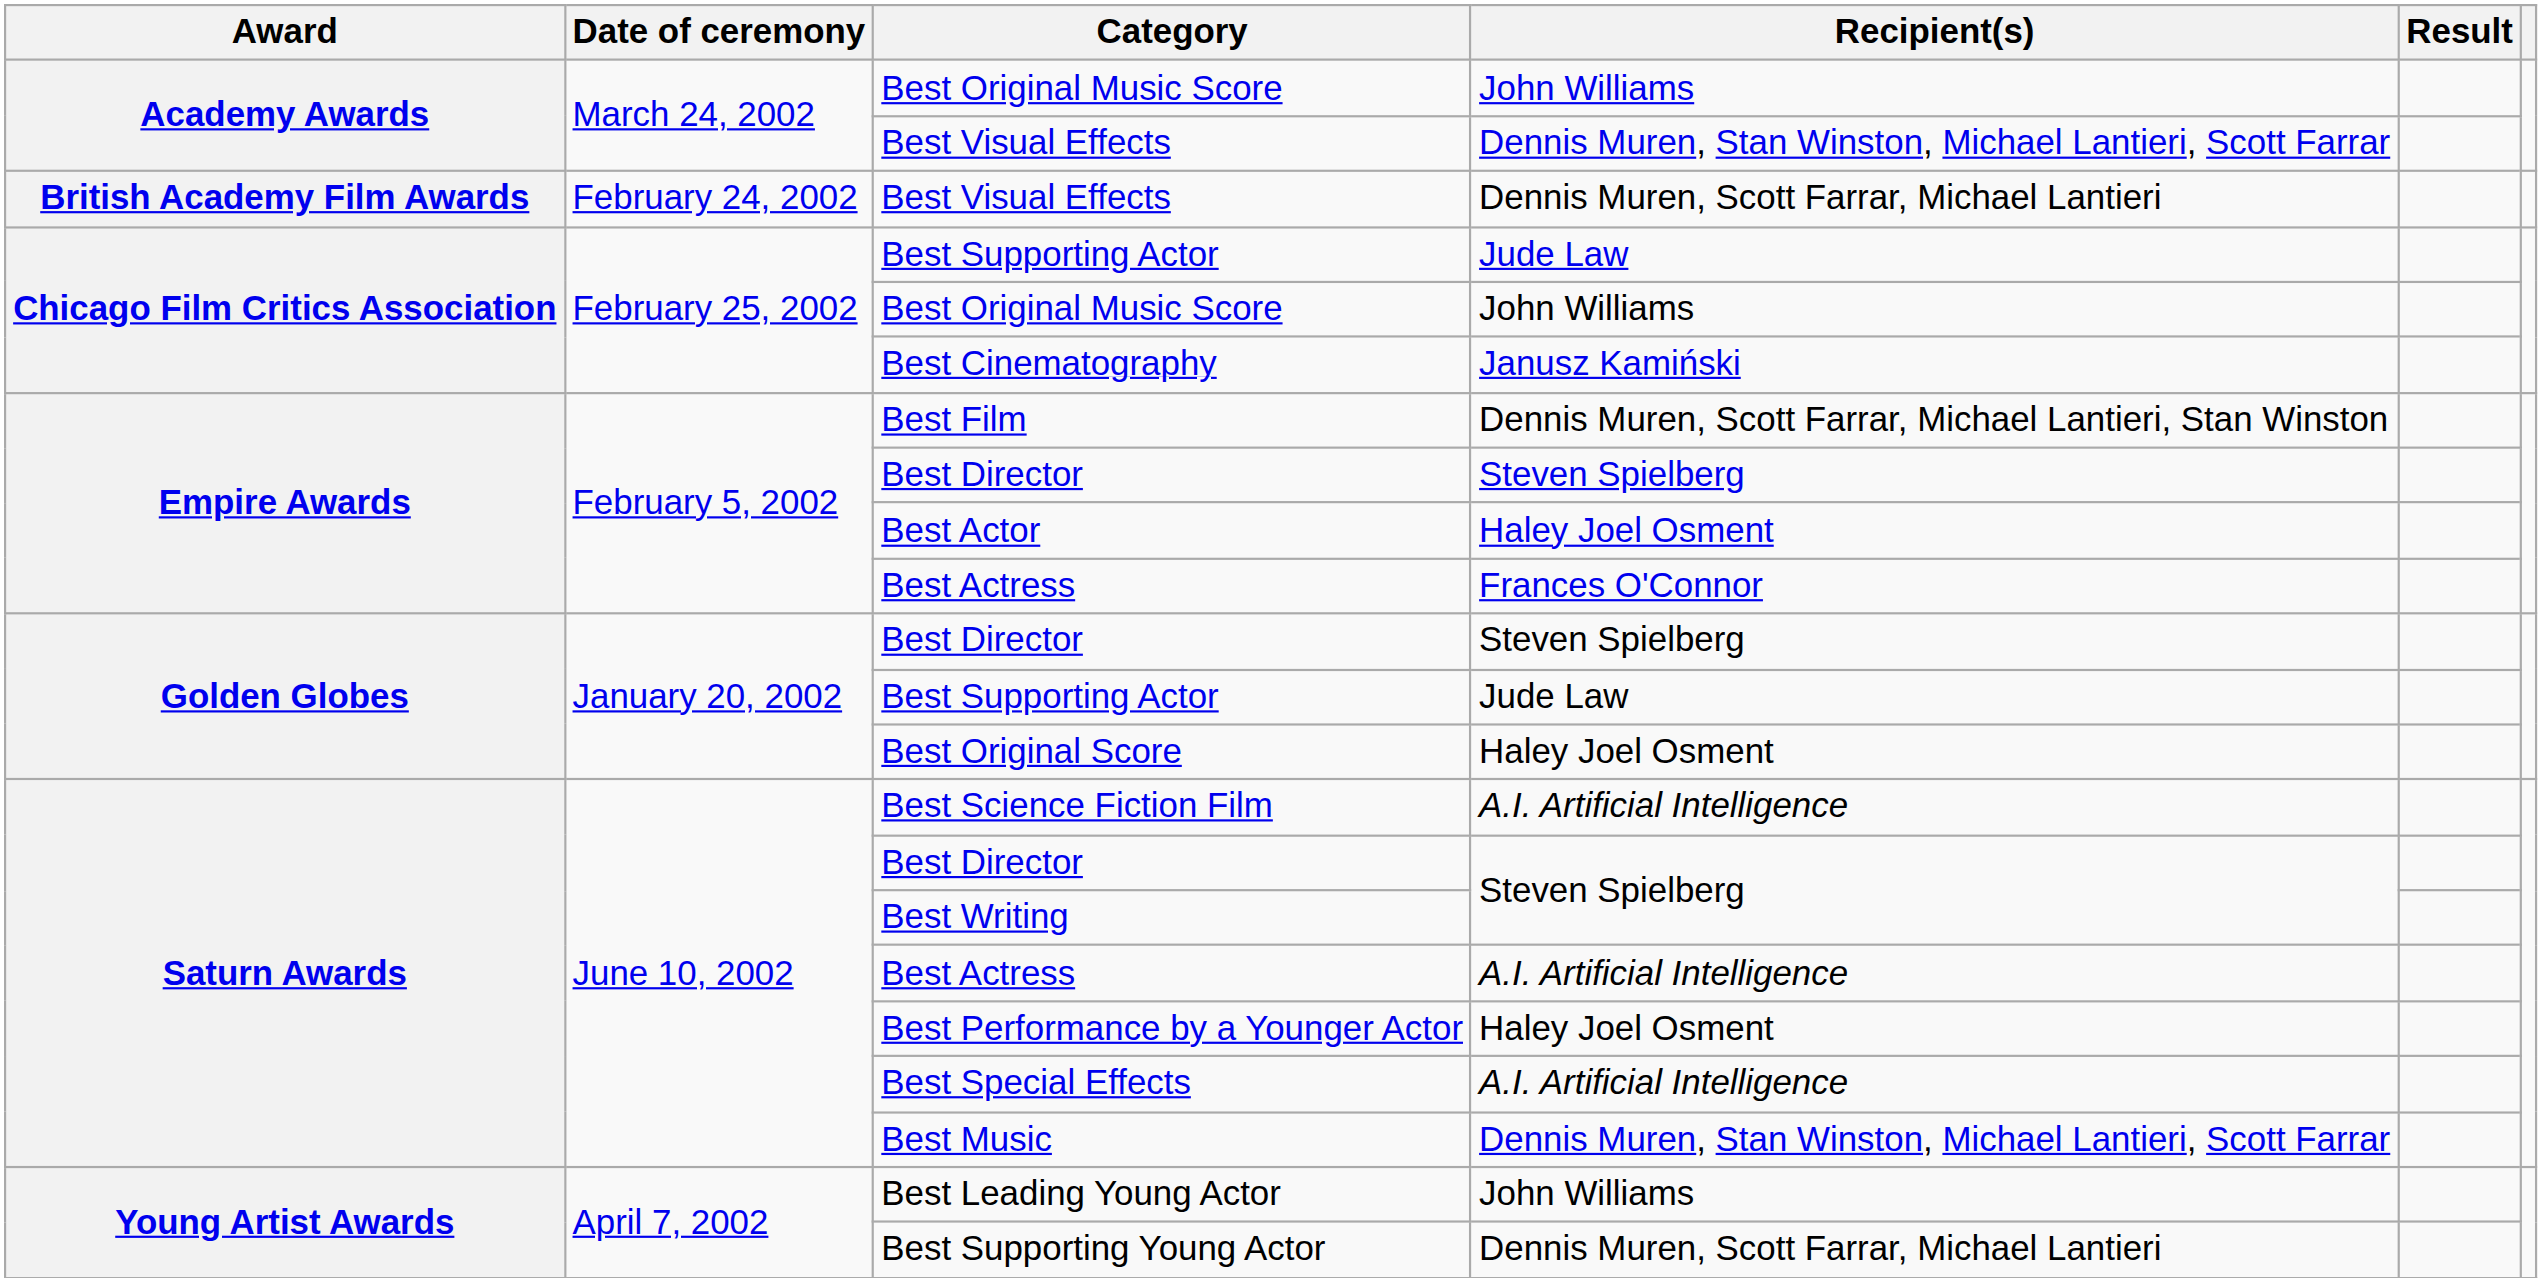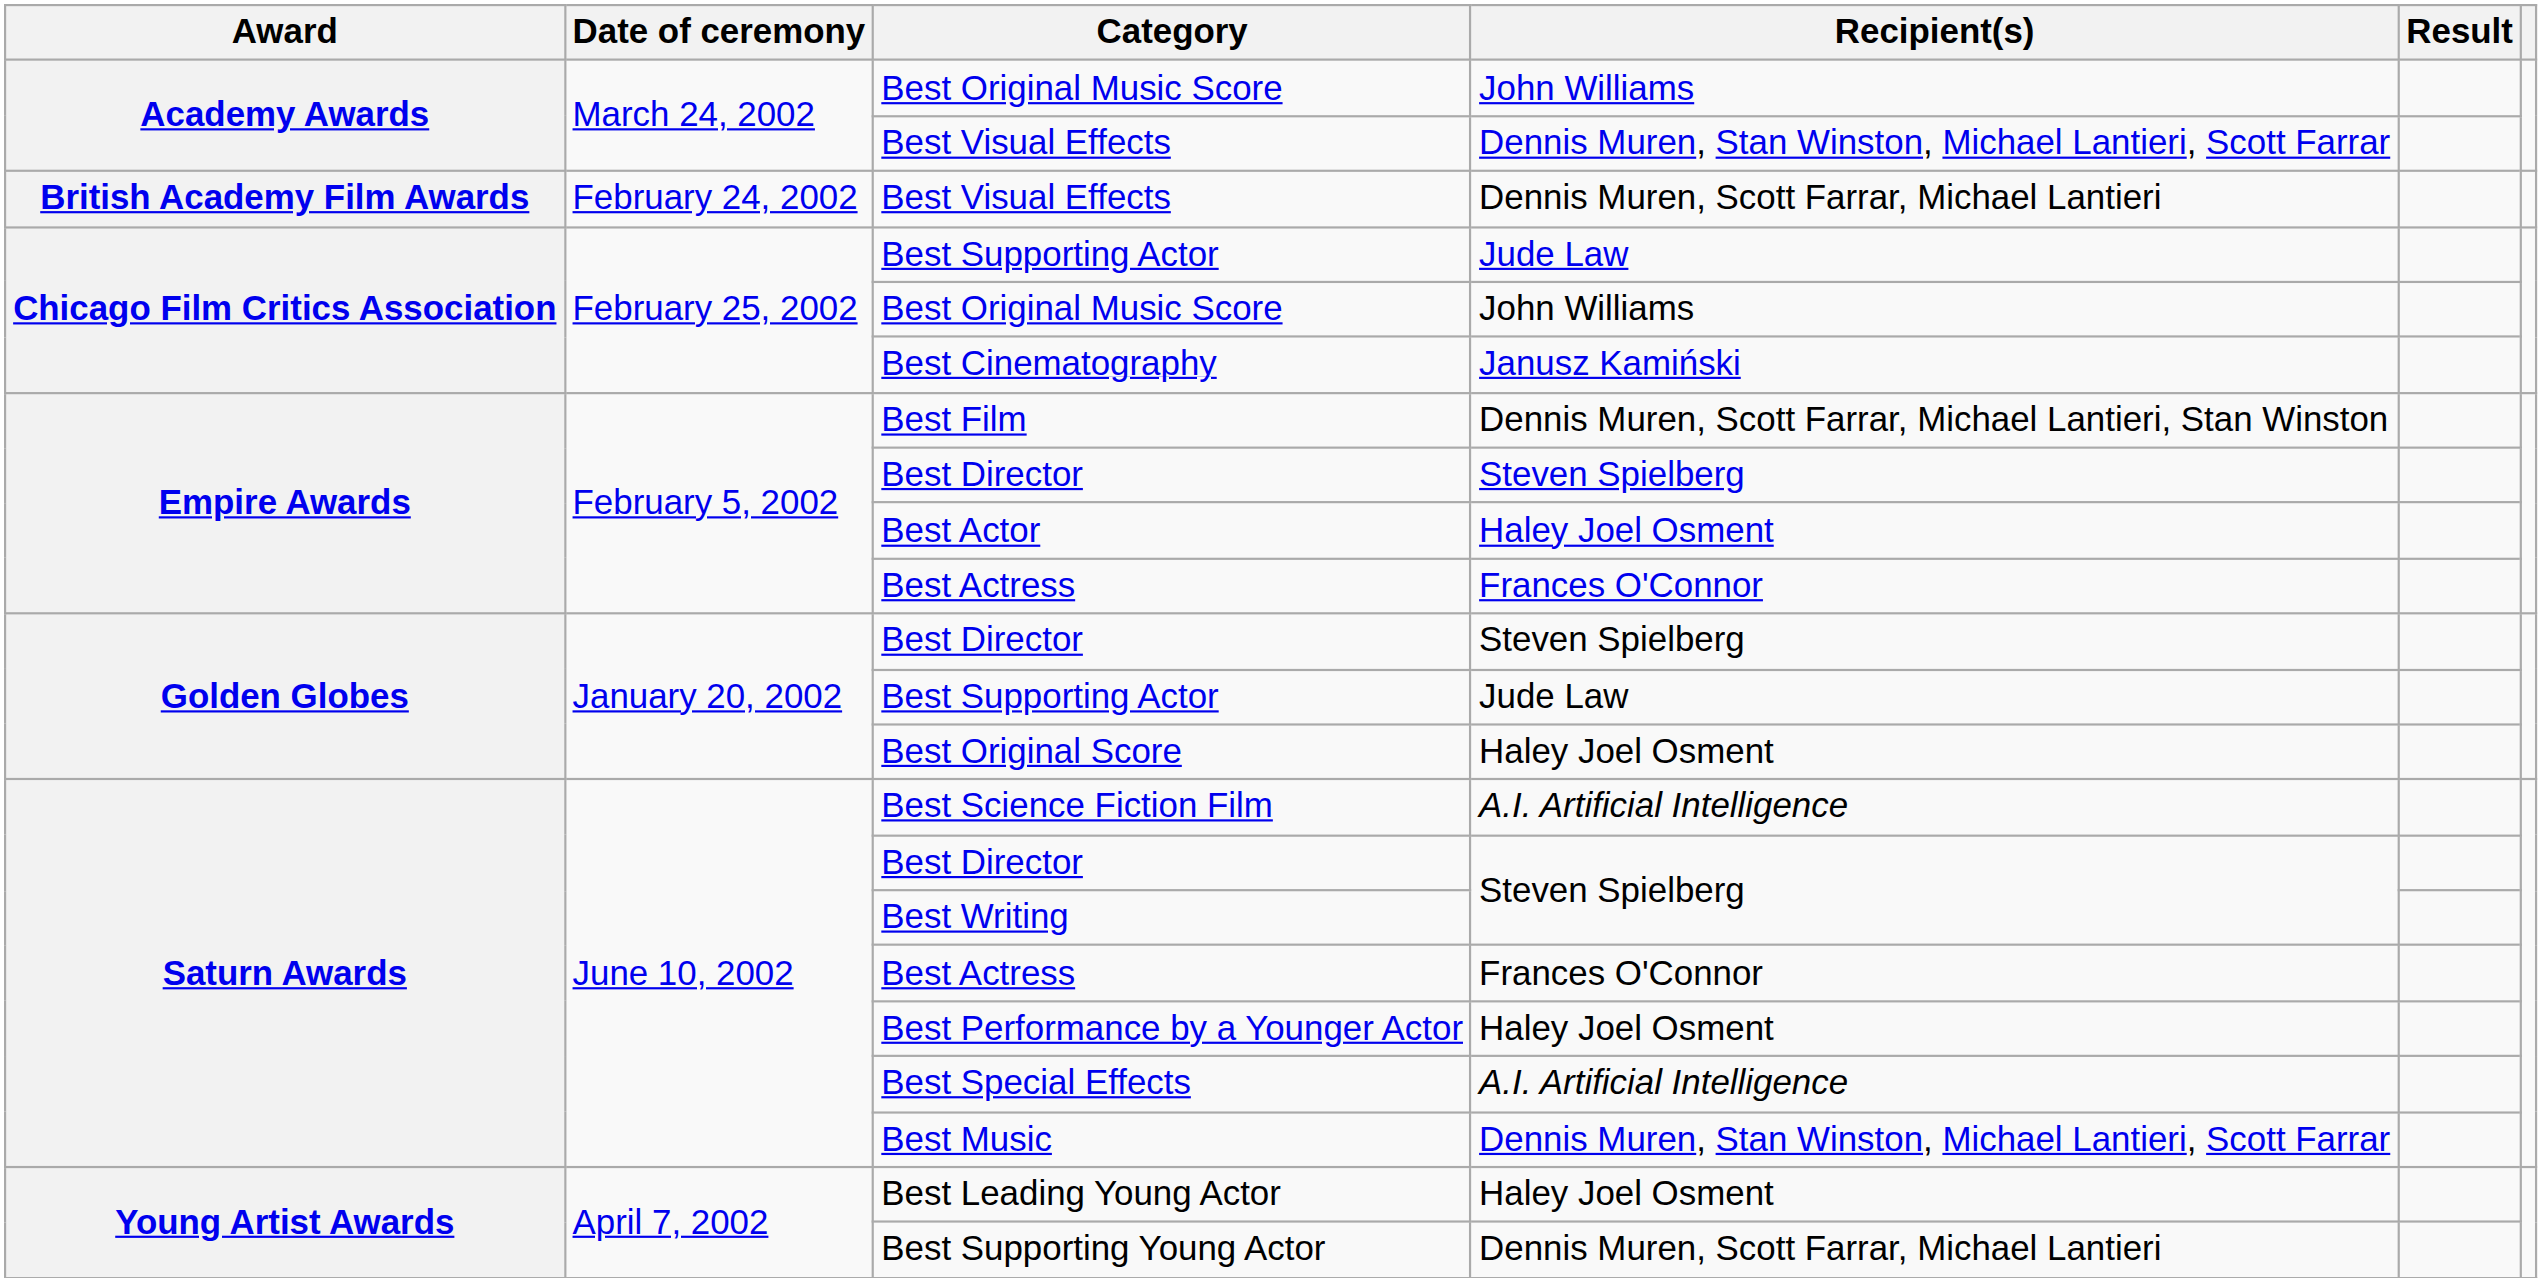(1664, 972) A.I. Artificial Intelligence -> (1621, 972) Frances O'Connor
(1587, 1193) John Williams -> (1626, 1193) Haley Joel Osment
